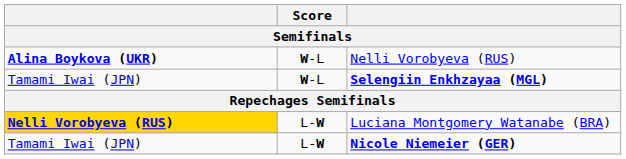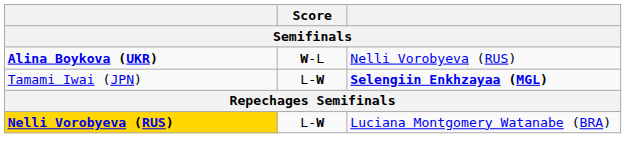(312, 79) W-L -> (312, 79) L-W
- row: (433, 144)
